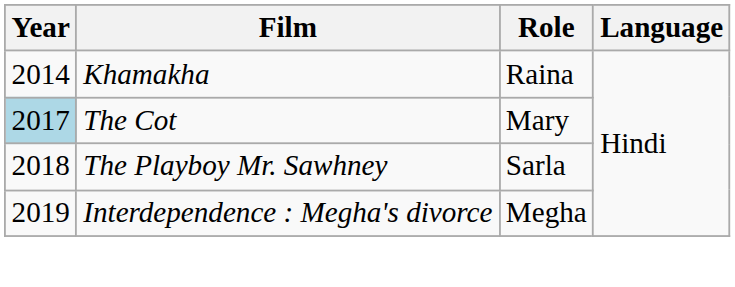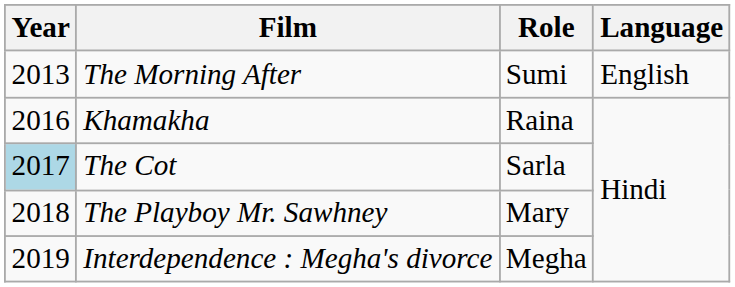+ row: (192, 73)
(41, 73) 2014 -> (41, 119) 2016
(537, 119) Mary -> (536, 166) Sarla
(536, 166) Sarla -> (537, 212) Mary
